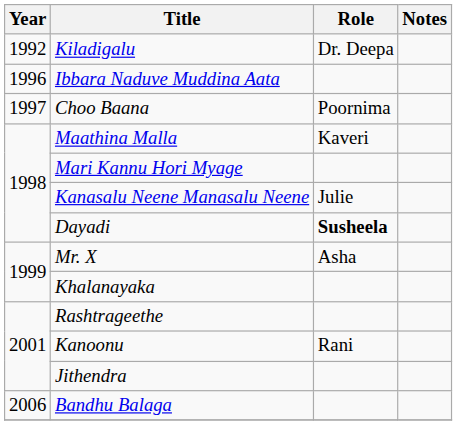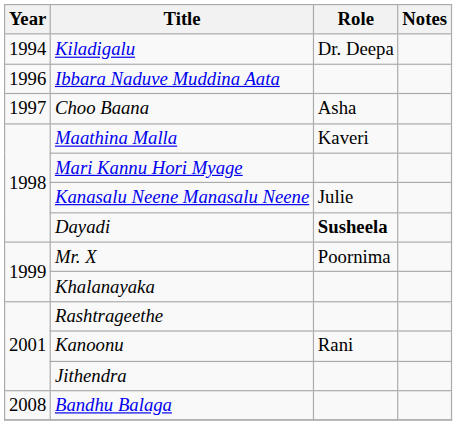(28, 49) 1992 -> (28, 49) 1994
(354, 108) Poornima -> (337, 108) Asha
(337, 256) Asha -> (354, 256) Poornima
(28, 405) 2006 -> (28, 405) 2008
